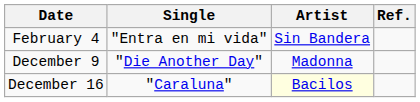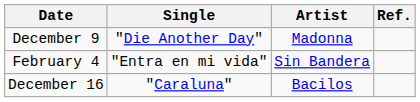rows swapped: (56, 39) <-> (56, 62)
(322, 85) lightyellow background -> (322, 85) no background
